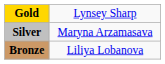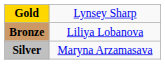rows swapped: (27, 31) <-> (27, 50)
